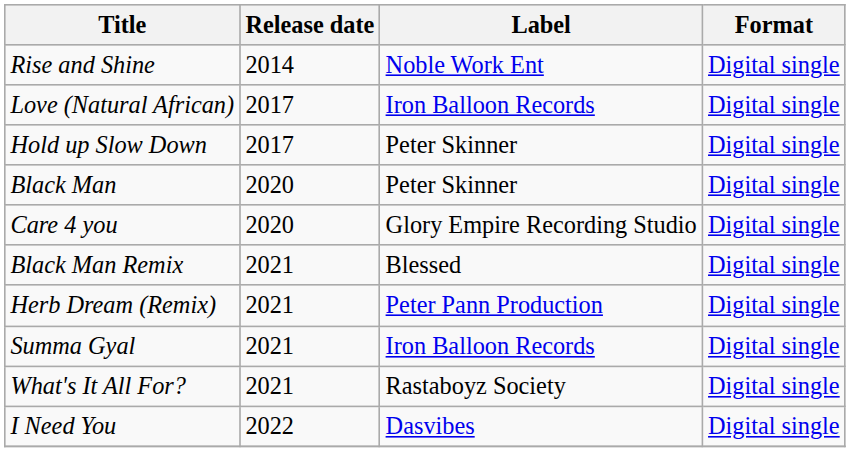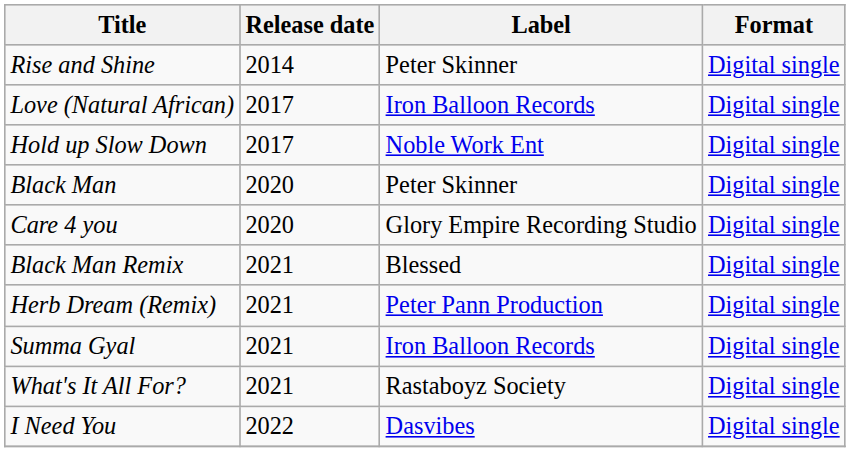(465, 64) Noble Work Ent -> (451, 64) Peter Skinner
(451, 145) Peter Skinner -> (465, 145) Noble Work Ent
